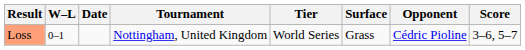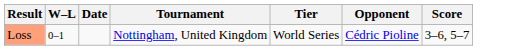- column: (366, 14)
